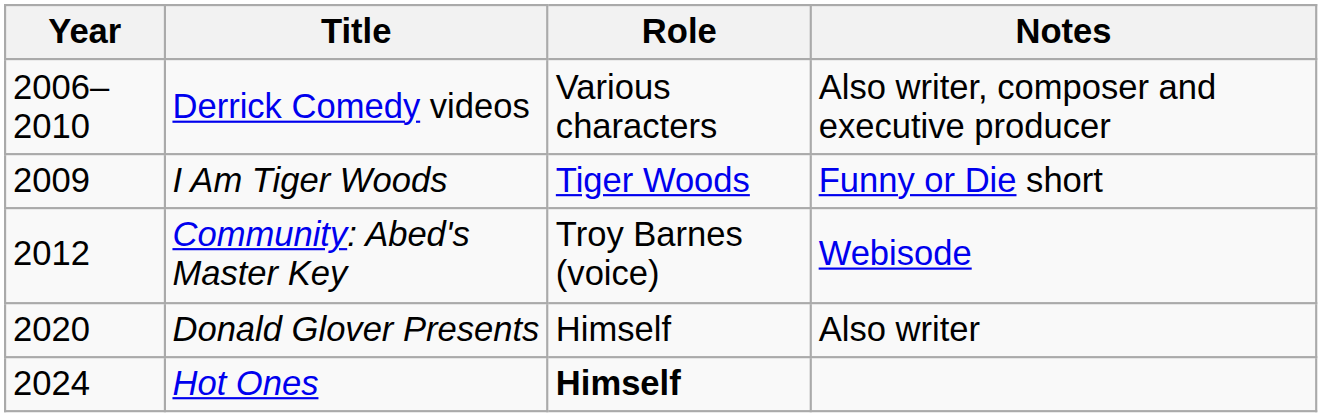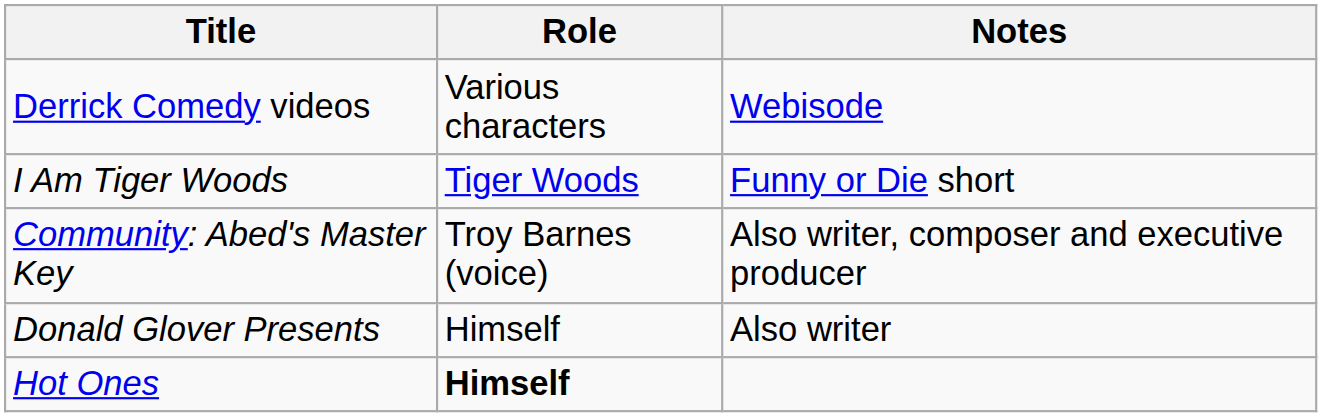- column: (85, 31)
(1017, 106) Also writer, composer and executive producer -> (807, 106) Webisode
(895, 254) Webisode -> (1007, 254) Also writer, composer and executive producer
